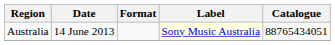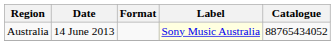(296, 31) 88765434051 -> (296, 31) 88765434052
